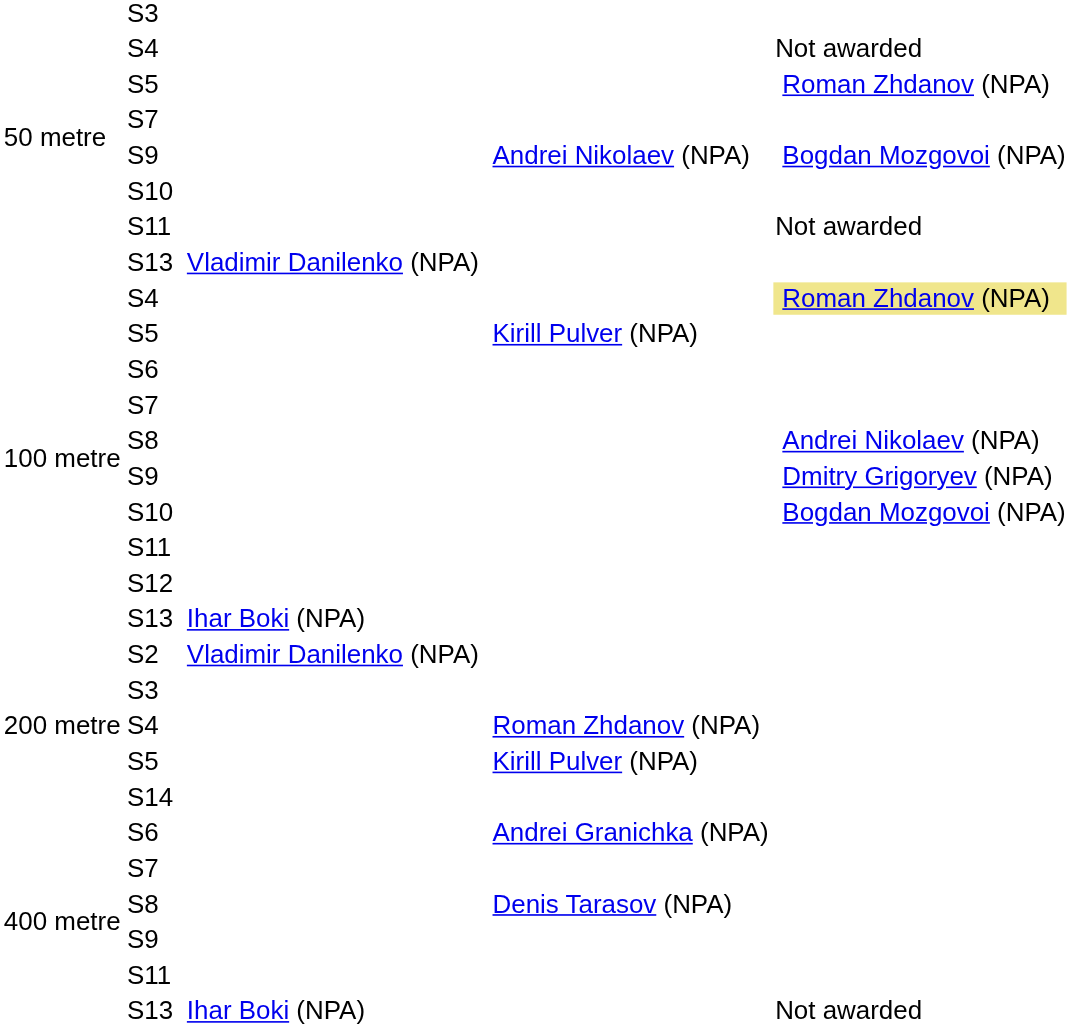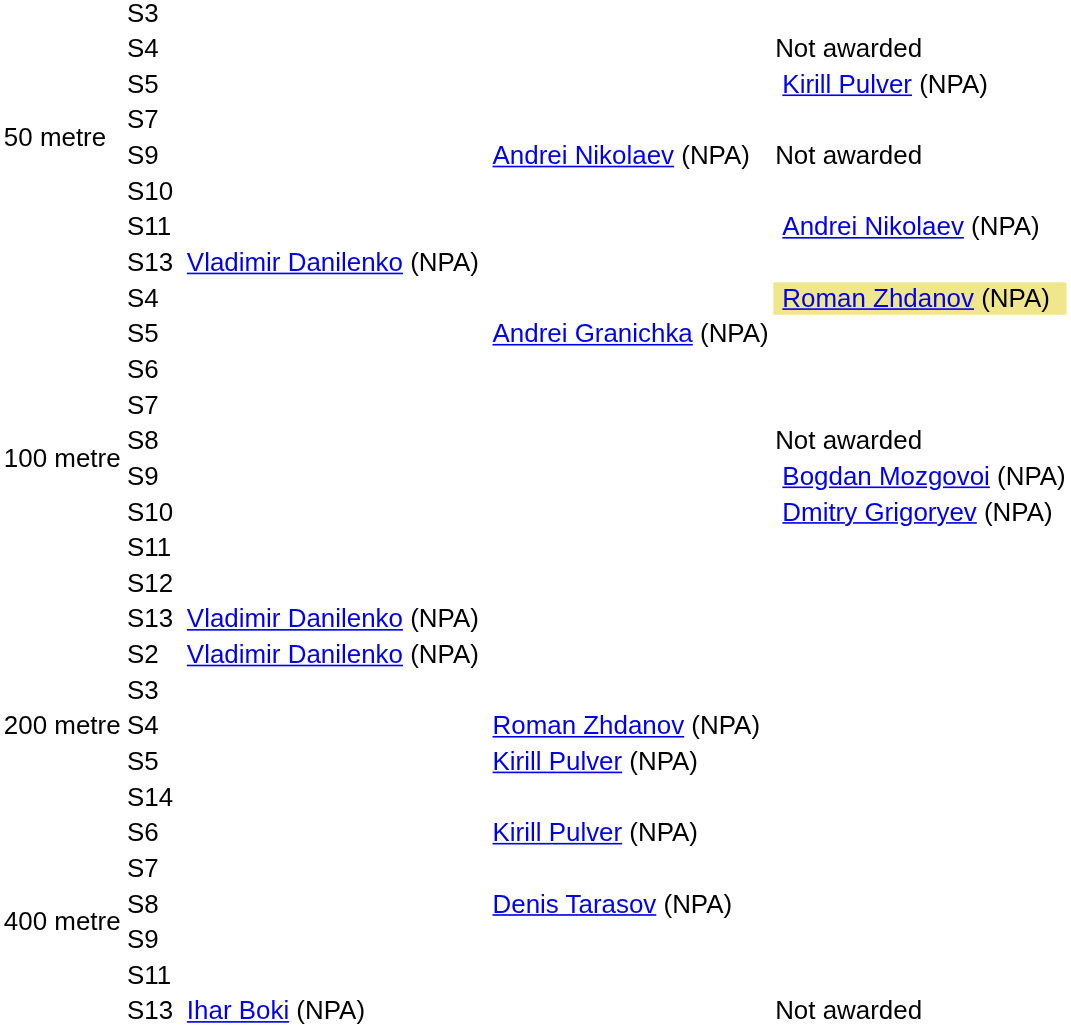(912, 84) Roman Zhdanov (NPA) -> (881, 84) Kirill Pulver (NPA)
(920, 155) Bogdan Mozgovoi (NPA) -> (849, 155) Not awarded
(849, 226) Not awarded -> (907, 226) Andrei Nikolaev (NPA)
(592, 333) Kirill Pulver (NPA) -> (627, 333) Andrei Granichka (NPA)
(907, 440) Andrei Nikolaev (NPA) -> (849, 440) Not awarded
(914, 476) Dmitry Grigoryev (NPA) -> (920, 476) Bogdan Mozgovoi (NPA)
(920, 512) Bogdan Mozgovoi (NPA) -> (914, 512) Dmitry Grigoryev (NPA)
(272, 619) Ihar Boki (NPA) -> (329, 619) Vladimir Danilenko (NPA)
(627, 832) Andrei Granichka (NPA) -> (592, 832) Kirill Pulver (NPA)
